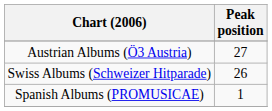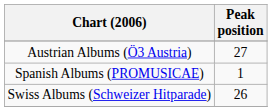rows swapped: (109, 95) <-> (109, 73)
